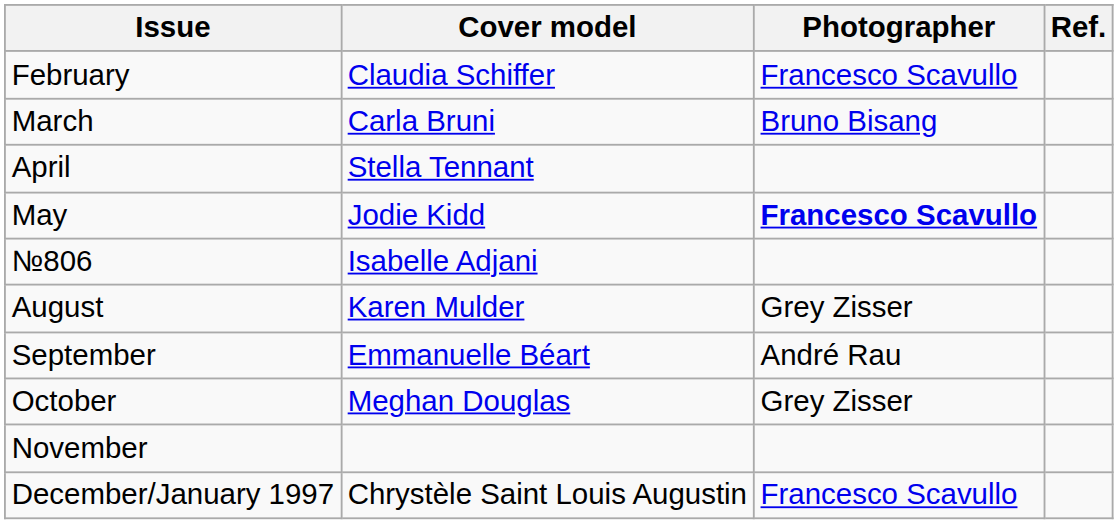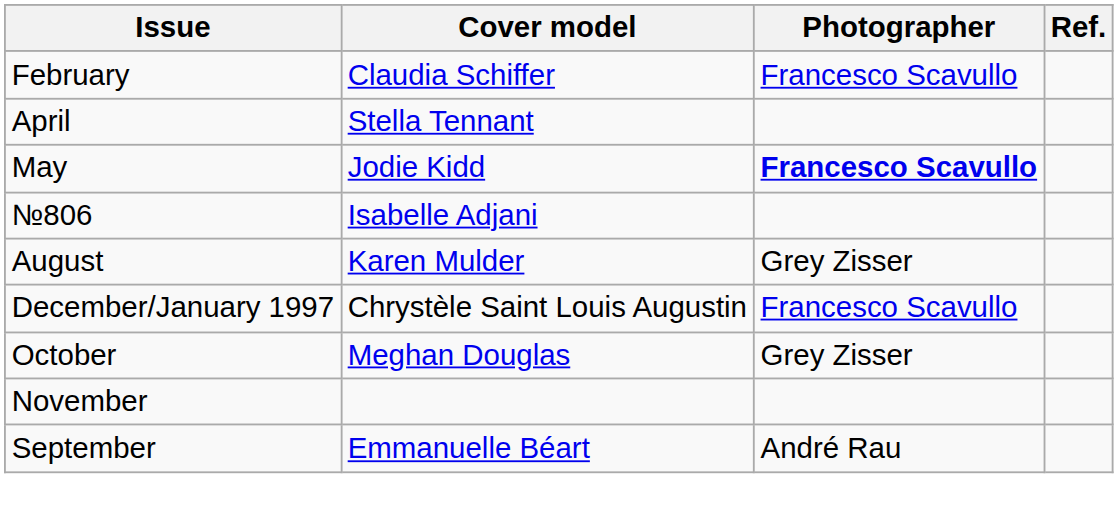- row: (53, 121)
rows swapped: (84, 354) <-> (173, 494)
